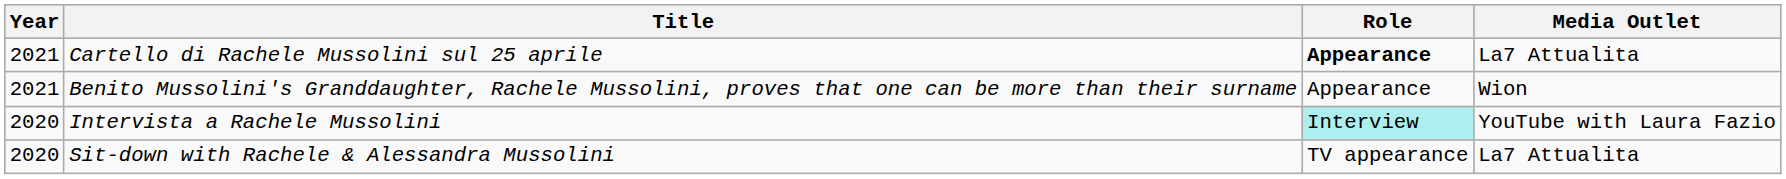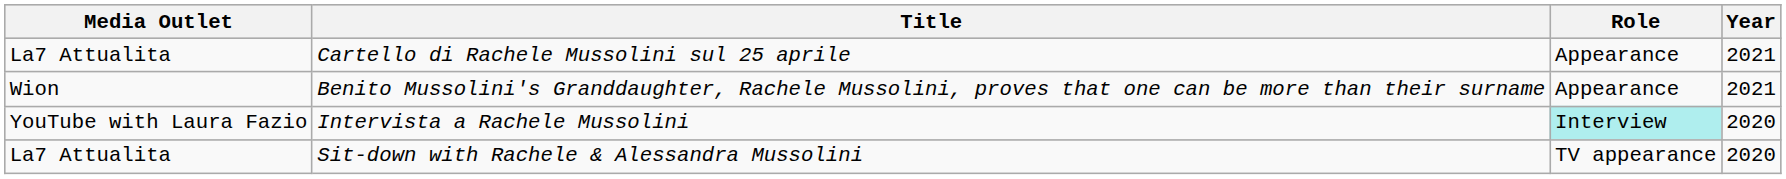columns swapped: (35, 22) <-> (1627, 22)
(1369, 55) bold -> (1617, 55) normal
